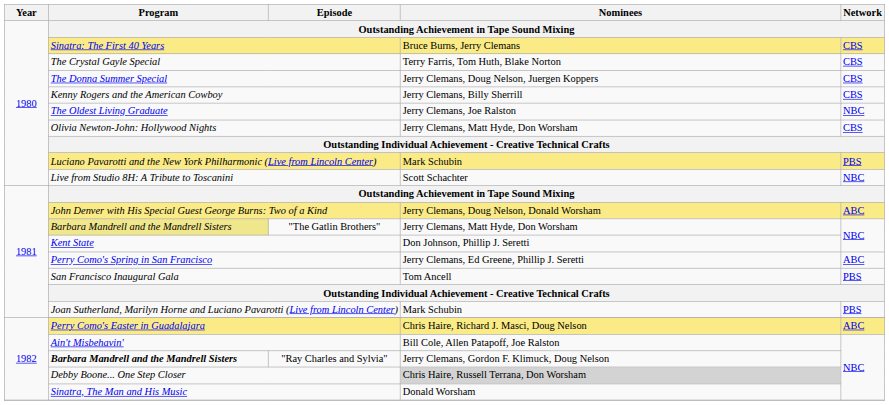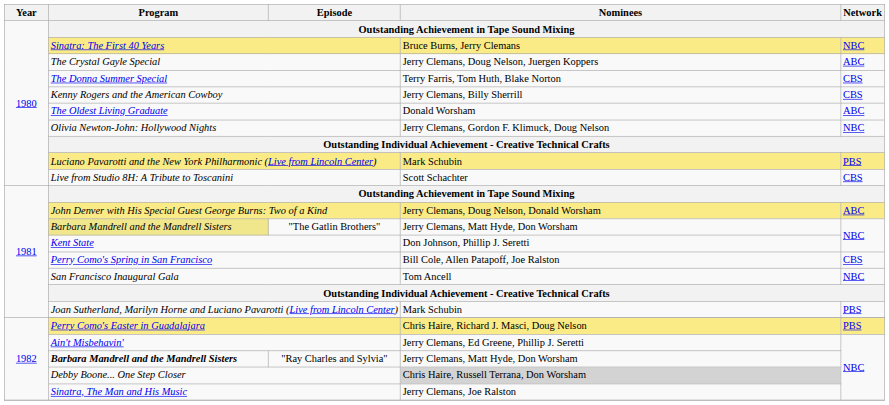(853, 45) CBS -> (854, 45) NBC
(482, 62) Terry Farris, Tom Huth, Blake Norton -> (501, 62) Jerry Clemans, Doug Nelson, Juergen Koppers
(853, 62) CBS -> (854, 62) ABC
(501, 78) Jerry Clemans, Doug Nelson, Juergen Koppers -> (482, 78) Terry Farris, Tom Huth, Blake Norton
(459, 111) Jerry Clemans, Joe Ralston -> (439, 111) Donald Worsham
(854, 111) NBC -> (854, 111) ABC
(490, 128) Jerry Clemans, Matt Hyde, Don Worsham -> (506, 128) Jerry Clemans, Gordon F. Klimuck, Doug Nelson
(853, 128) CBS -> (854, 128) NBC
(854, 177) NBC -> (853, 177) CBS
(493, 260) Jerry Clemans, Ed Greene, Phillip J. Seretti -> (481, 260) Bill Cole, Allen Patapoff, Joe Ralston
(854, 260) ABC -> (853, 260) CBS
(852, 276) PBS -> (854, 276) NBC
(854, 326) ABC -> (852, 326) PBS
(481, 342) Bill Cole, Allen Patapoff, Joe Ralston -> (493, 342) Jerry Clemans, Ed Greene, Phillip J. Seretti
(506, 359) Jerry Clemans, Gordon F. Klimuck, Doug Nelson -> (490, 359) Jerry Clemans, Matt Hyde, Don Worsham
(439, 392) Donald Worsham -> (459, 392) Jerry Clemans, Joe Ralston
